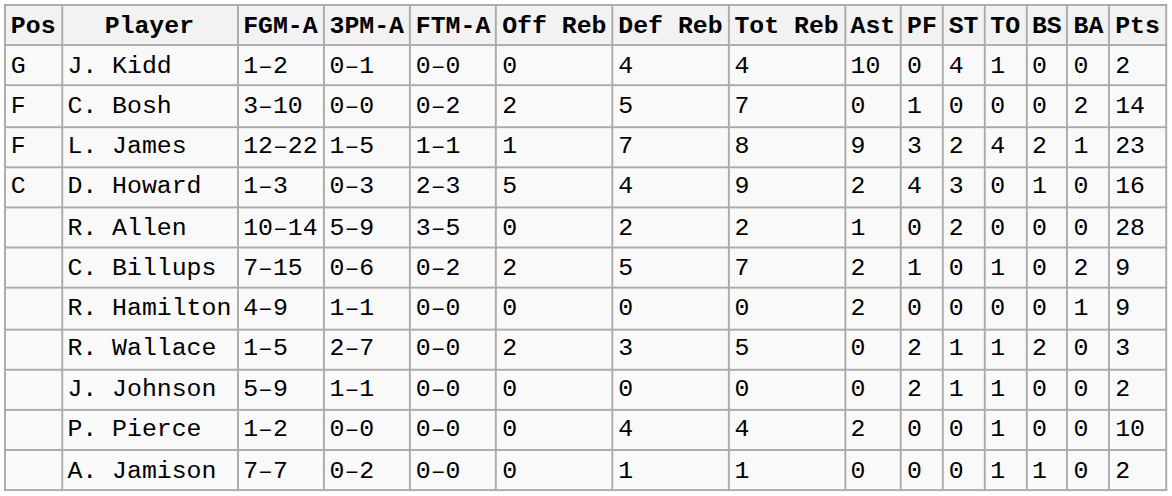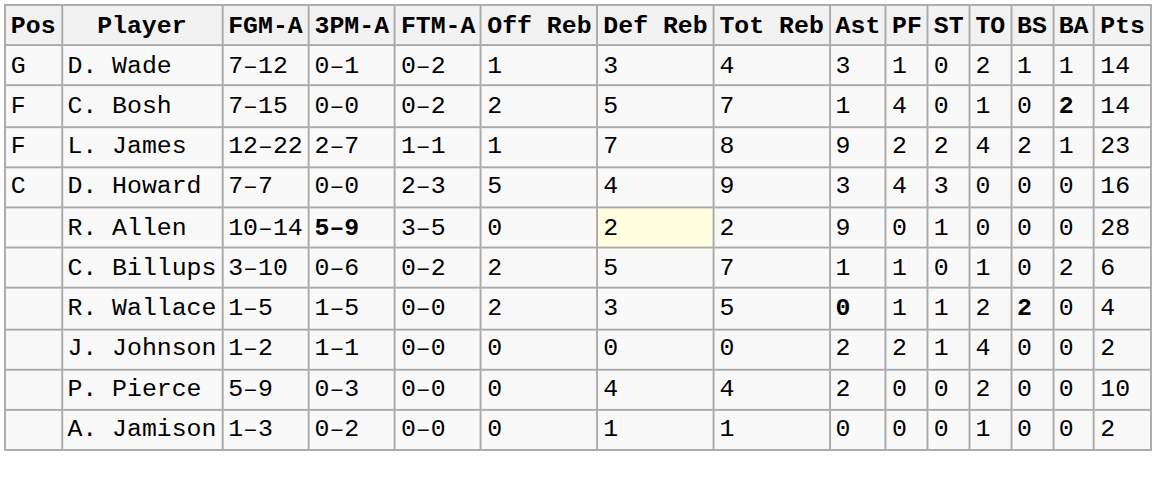- row: (120, 66)
+ row: (120, 66)
(273, 106) 3–10 -> (258, 106) 7–15
(858, 106) 0 -> (843, 106) 1
(915, 106) 1 -> (900, 106) 4
(998, 106) 0 -> (983, 106) 1
(1081, 106) normal -> (1066, 106) bold
(352, 147) 1–5 -> (337, 147) 2–7
(915, 147) 3 -> (900, 147) 2
(265, 187) 1–3 -> (251, 187) 7–7
(352, 187) 0–3 -> (337, 187) 0–0
(858, 187) 2 -> (843, 187) 3
(1039, 187) 1 -> (1024, 187) 0
(352, 228) normal -> (337, 228) bold
(626, 228) no background -> (611, 228) lightyellow background
(858, 228) 1 -> (843, 228) 9
(956, 228) 2 -> (941, 228) 1
(273, 268) 7–15 -> (258, 268) 3–10
(858, 268) 2 -> (843, 268) 1
(1123, 268) 9 -> (1108, 268) 6
- row: (149, 308)
(352, 349) 2–7 -> (337, 308) 1–5
(858, 349) normal -> (843, 308) bold
(915, 349) 2 -> (900, 308) 1
(998, 349) 1 -> (983, 308) 2
(1039, 349) normal -> (1024, 308) bold
(1123, 349) 3 -> (1108, 308) 4
(265, 389) 5–9 -> (251, 349) 1–2
(858, 389) 0 -> (843, 349) 2
(998, 389) 1 -> (983, 349) 4
(265, 430) 1–2 -> (251, 389) 5–9
(352, 430) 0–0 -> (337, 389) 0–3
(998, 430) 1 -> (983, 389) 2
(265, 470) 7–7 -> (251, 430) 1–3
(1039, 470) 1 -> (1024, 430) 0
